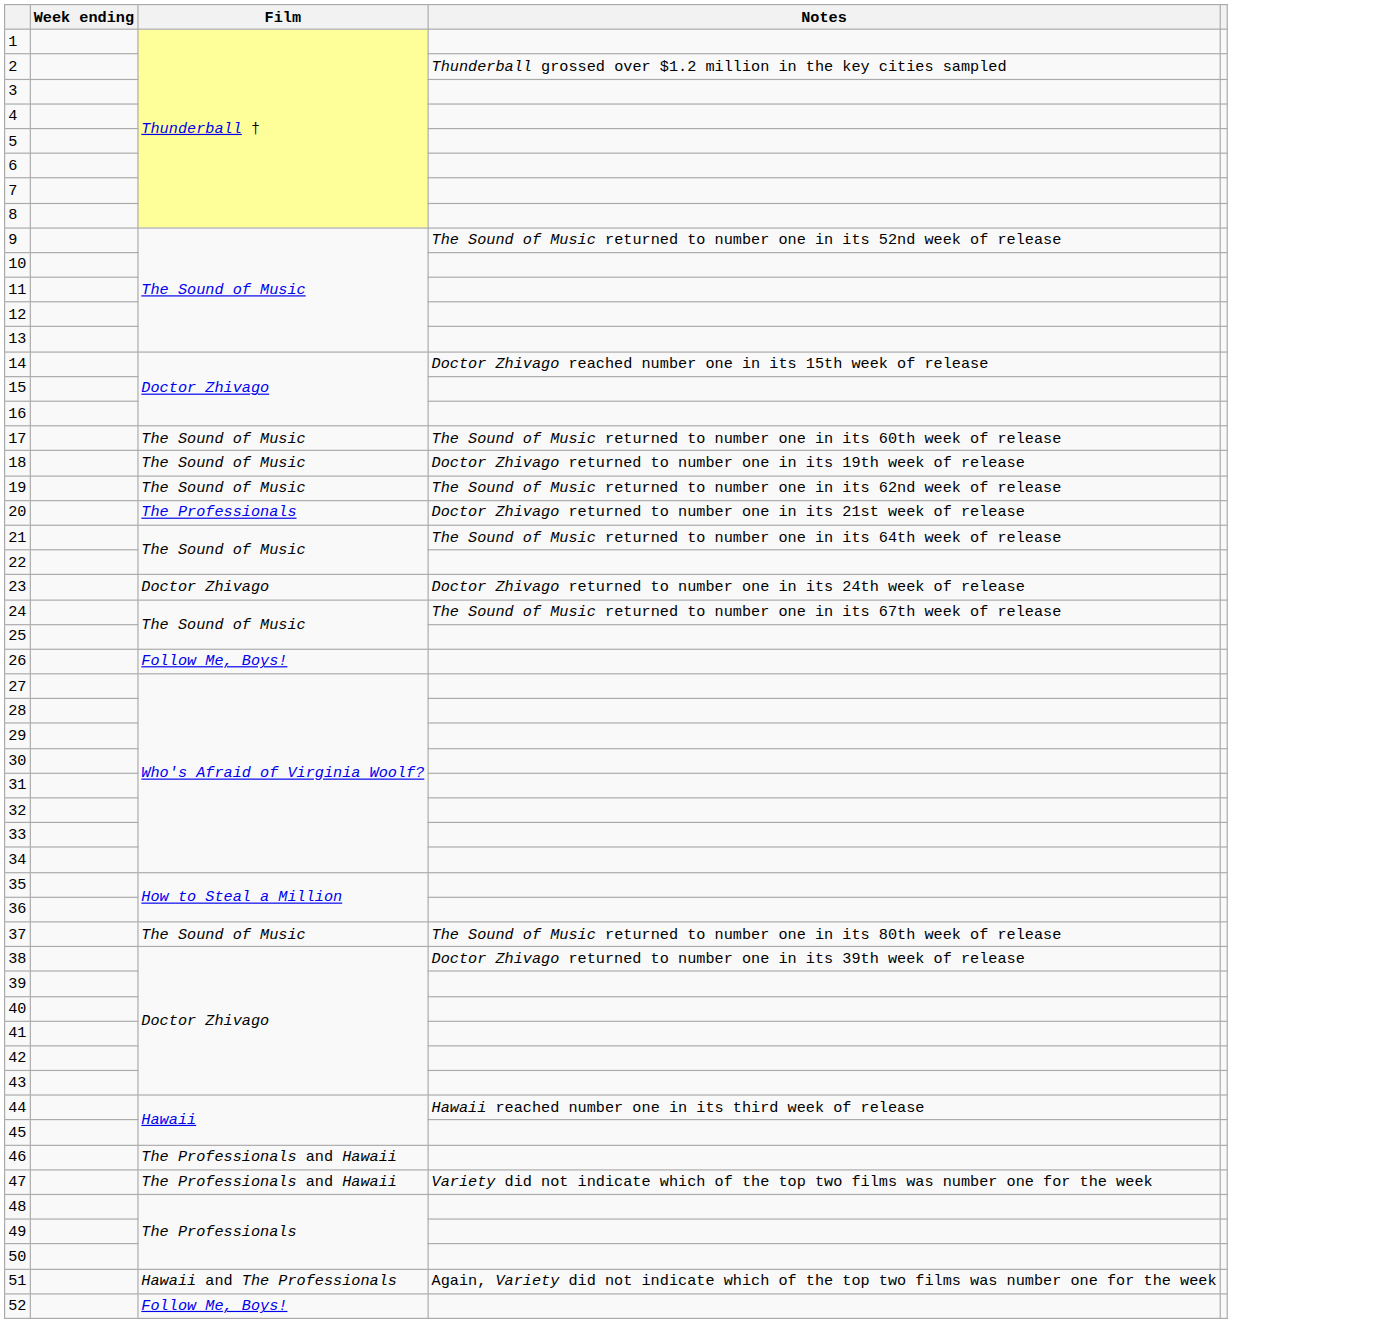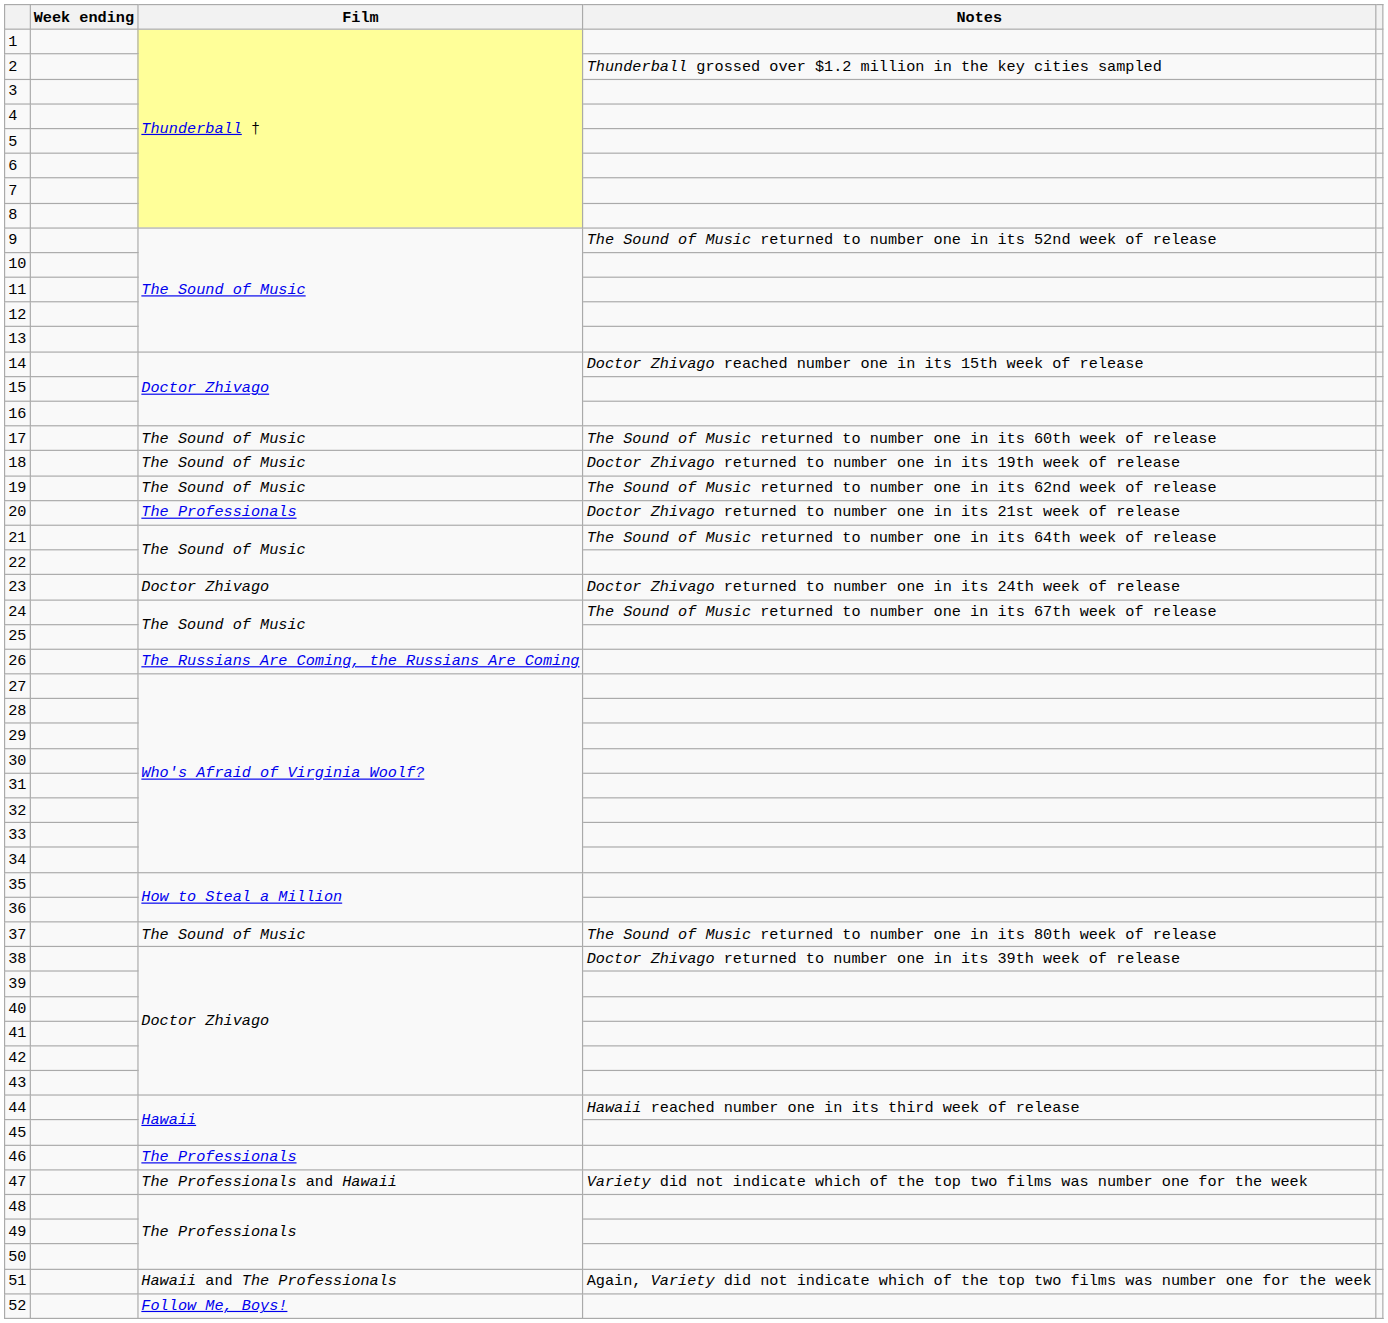(214, 662) Follow Me, Boys! -> (360, 662) The Russians Are Coming, the Russians Are Coming
(269, 1157) The Professionals and Hawaii -> (219, 1157) The Professionals
